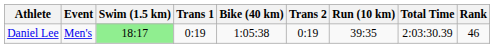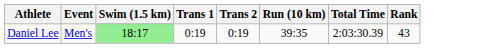- column: (252, 14)
(473, 33) 46 -> (404, 33) 43
